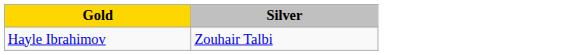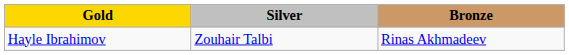+ column: (471, 15)
